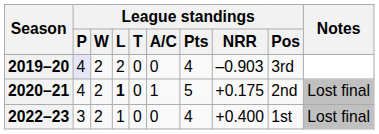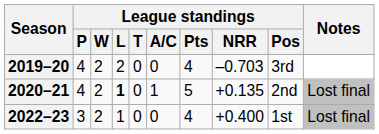(81, 66) lavender background -> (81, 66) no background
(240, 66) –0.903 -> (240, 66) –0.703
(240, 91) +0.175 -> (240, 91) +0.135
